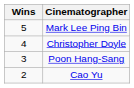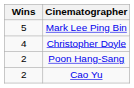(24, 59) 3 -> (24, 59) 2
